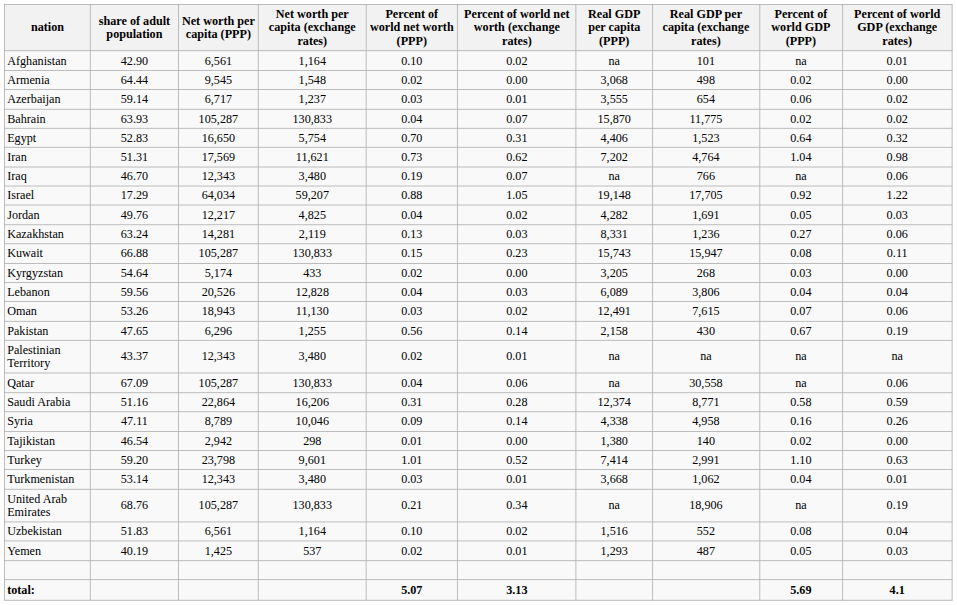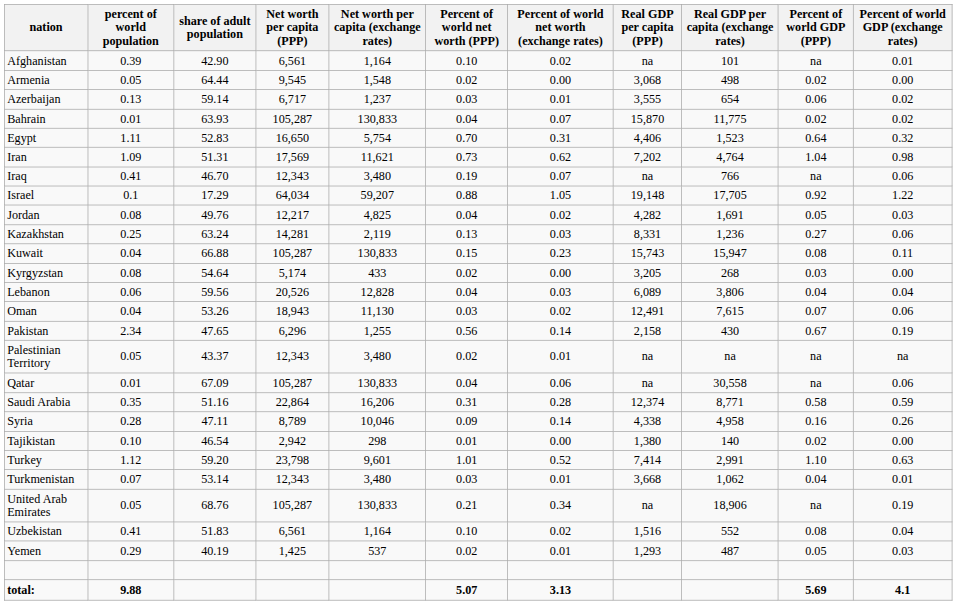+ column: (131, 27)
